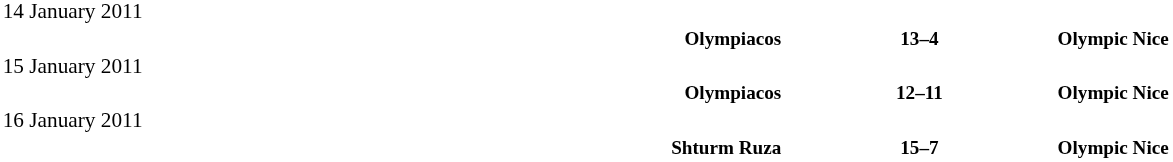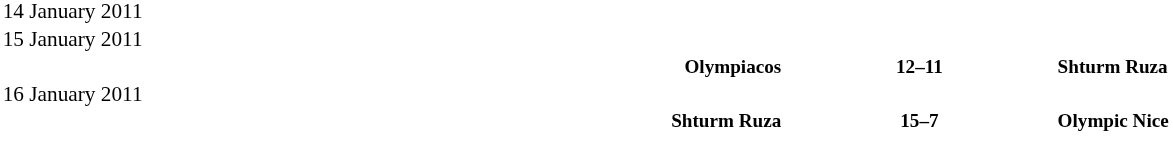- row: (733, 38)
(1113, 93) Olympic Nice -> (1113, 66) Shturm Ruza
